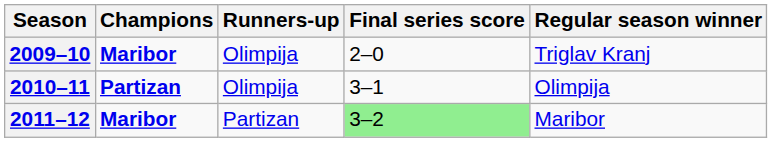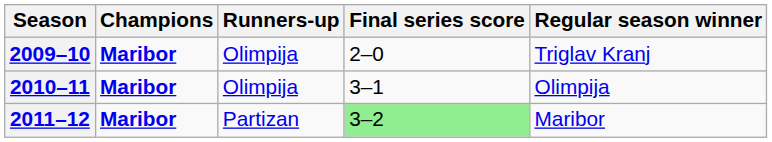(140, 86) Partizan -> (138, 86) Maribor
